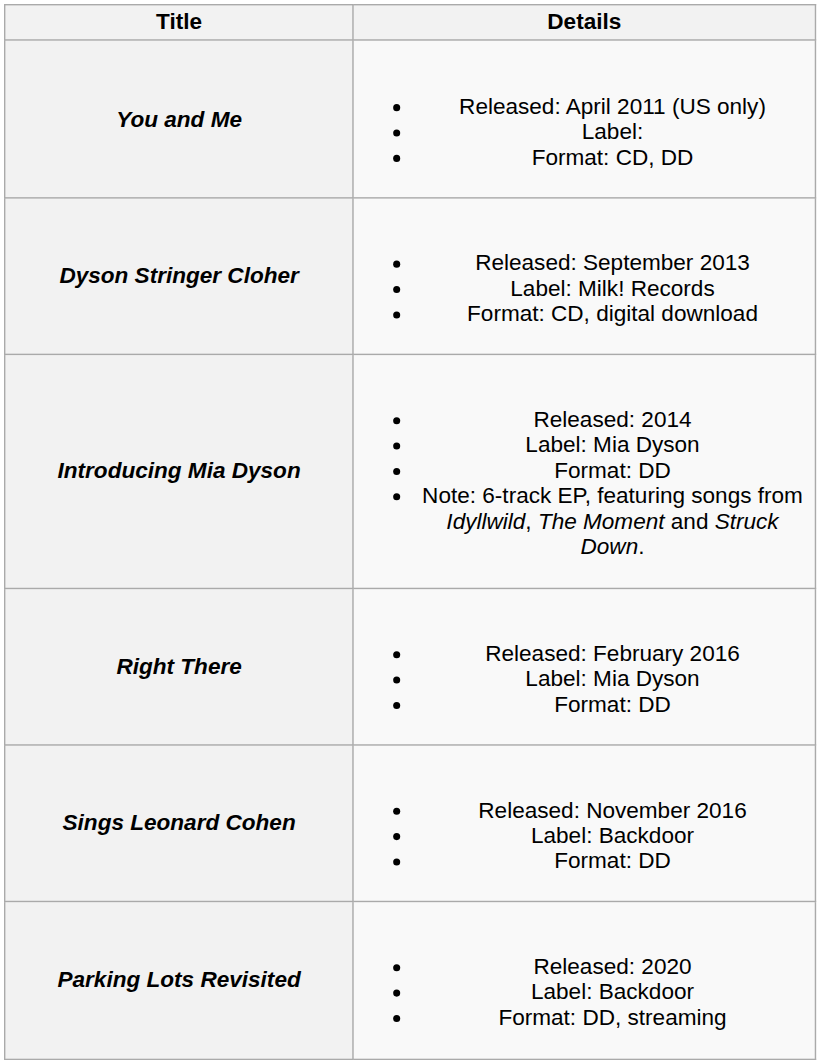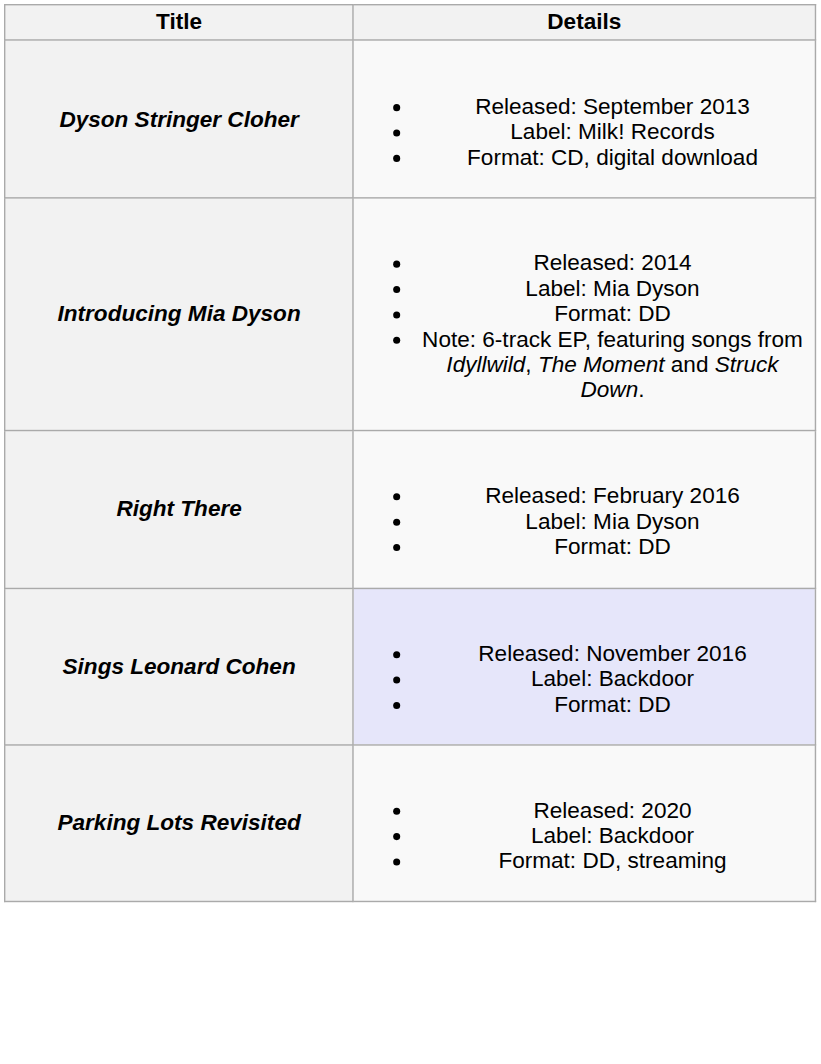- row: (179, 118)
(584, 836) no background -> (584, 679) lavender background
